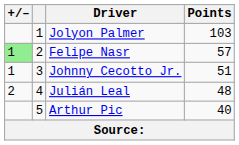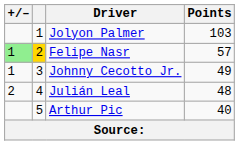(39, 53) no background -> (39, 53) gold background
(224, 72) 51 -> (224, 72) 49
